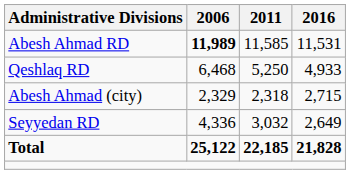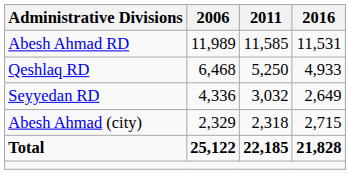(213, 43) bold -> (213, 43) normal
rows swapped: (54, 122) <-> (75, 95)
